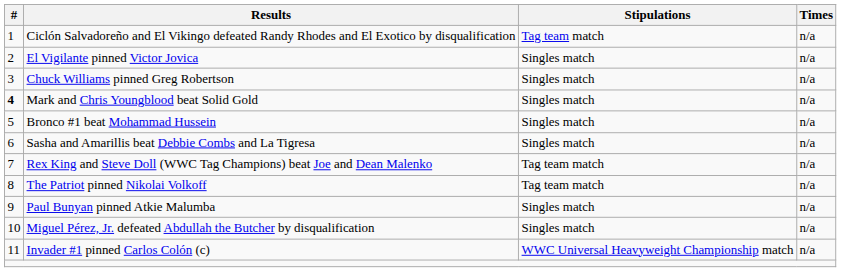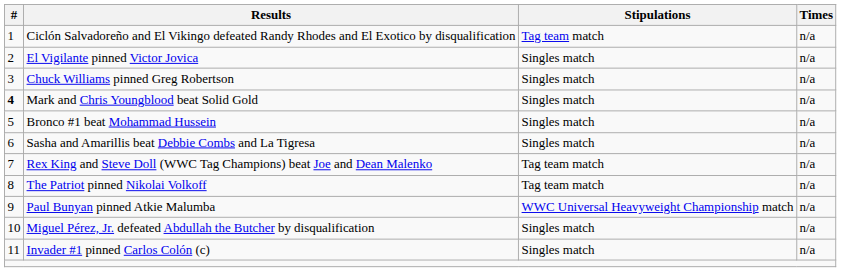(558, 206) Singles match -> (658, 206) WWC Universal Heavyweight Championship match
(658, 249) WWC Universal Heavyweight Championship match -> (558, 249) Singles match
